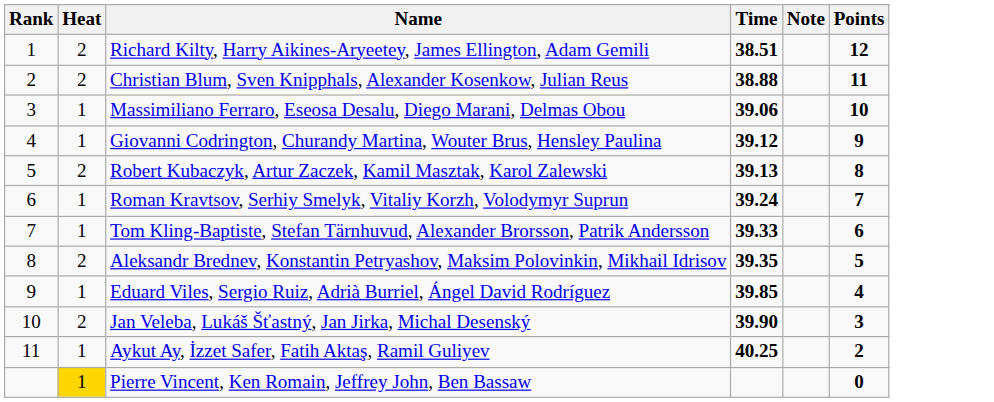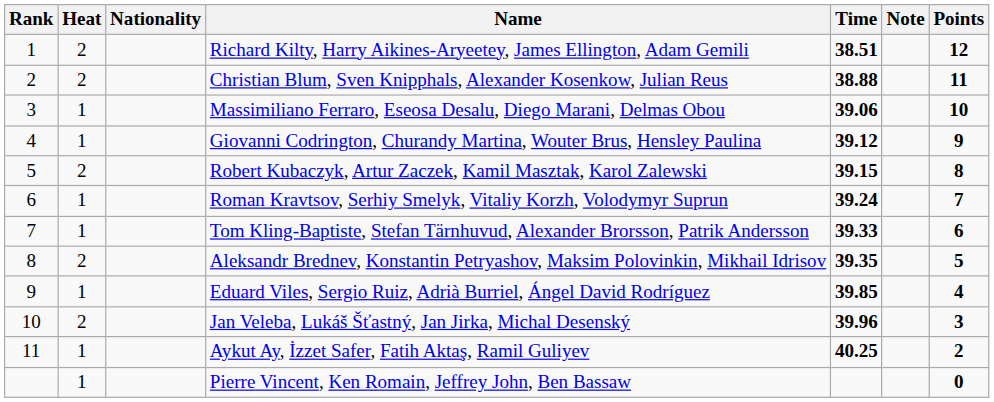+ column: (156, 19)
(757, 170) 39.13 -> (856, 170) 39.15
(757, 321) 39.90 -> (856, 321) 39.96
(82, 381) gold background -> (82, 381) no background
